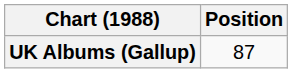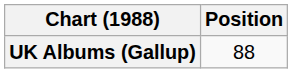(244, 51) 87 -> (244, 51) 88
